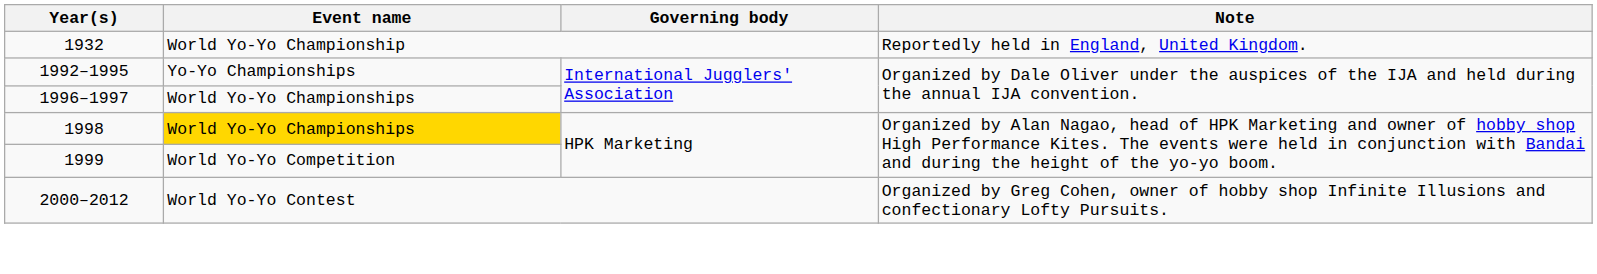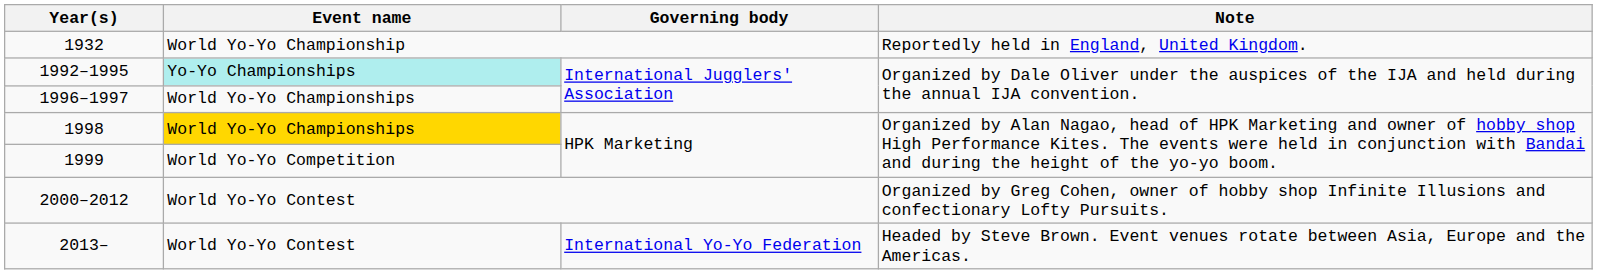(261, 72) no background -> (261, 72) paleturquoise background
+ row: (84, 246)
